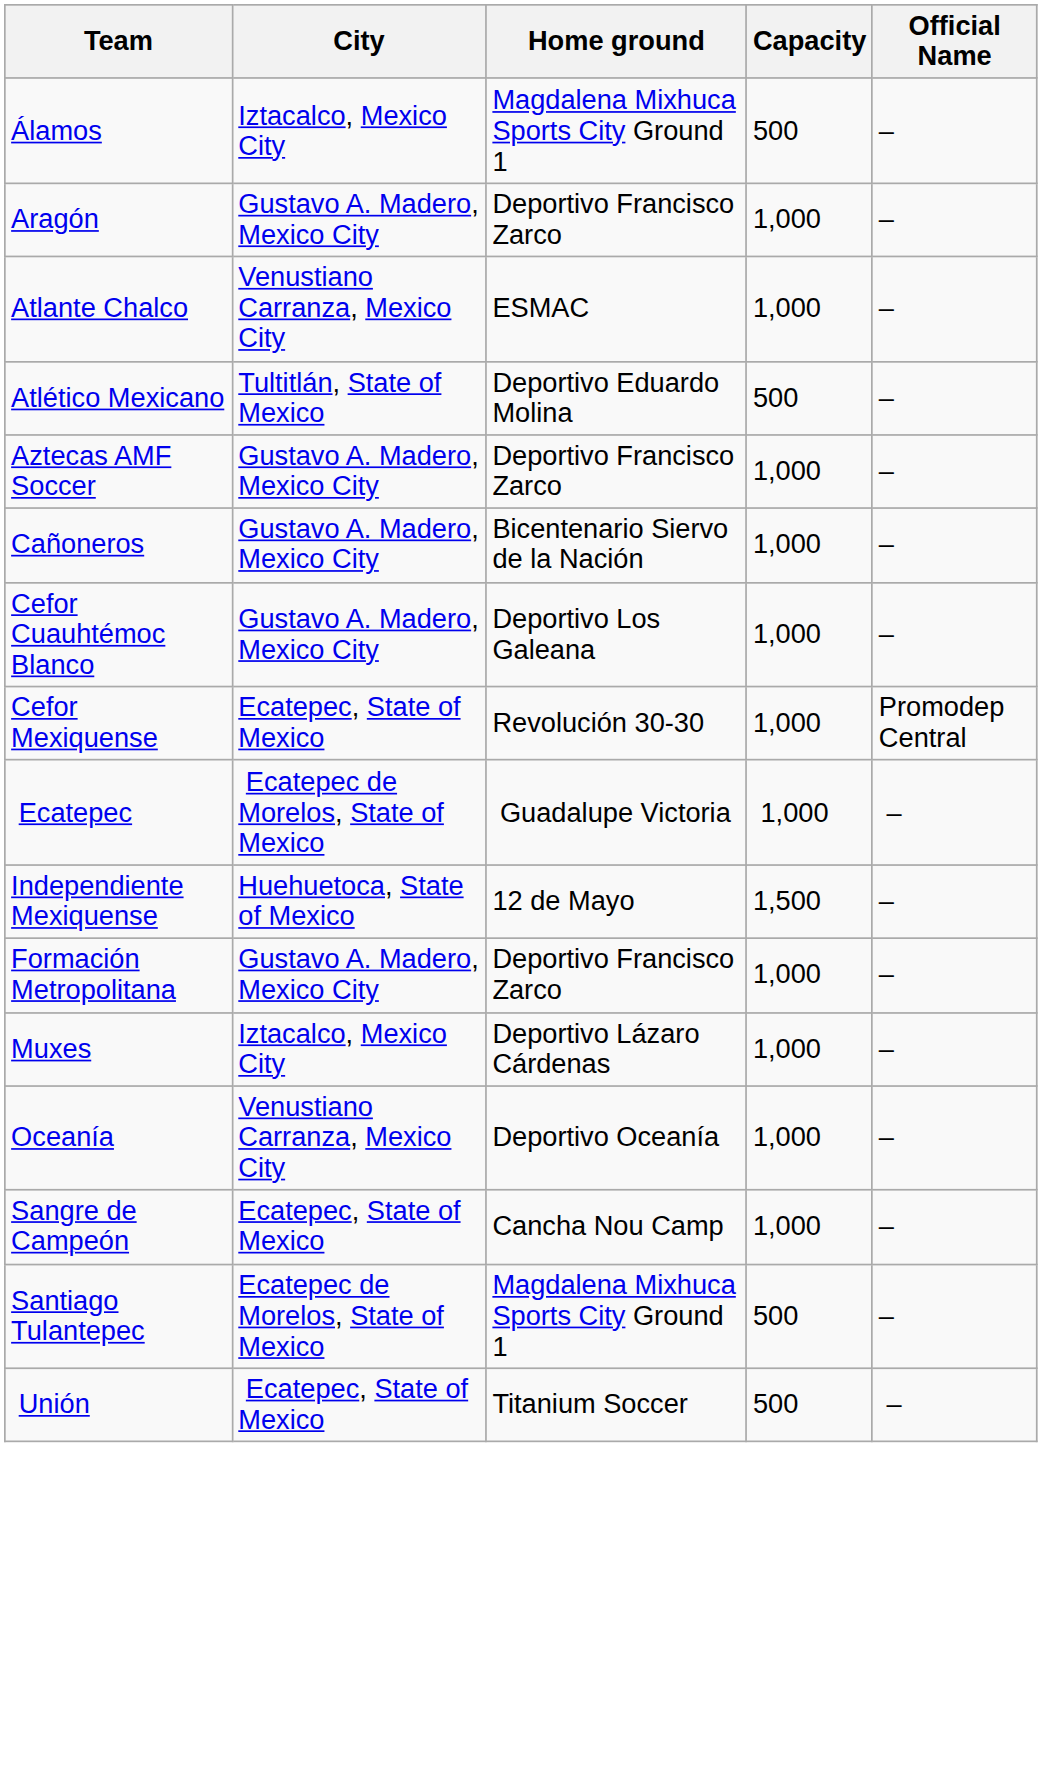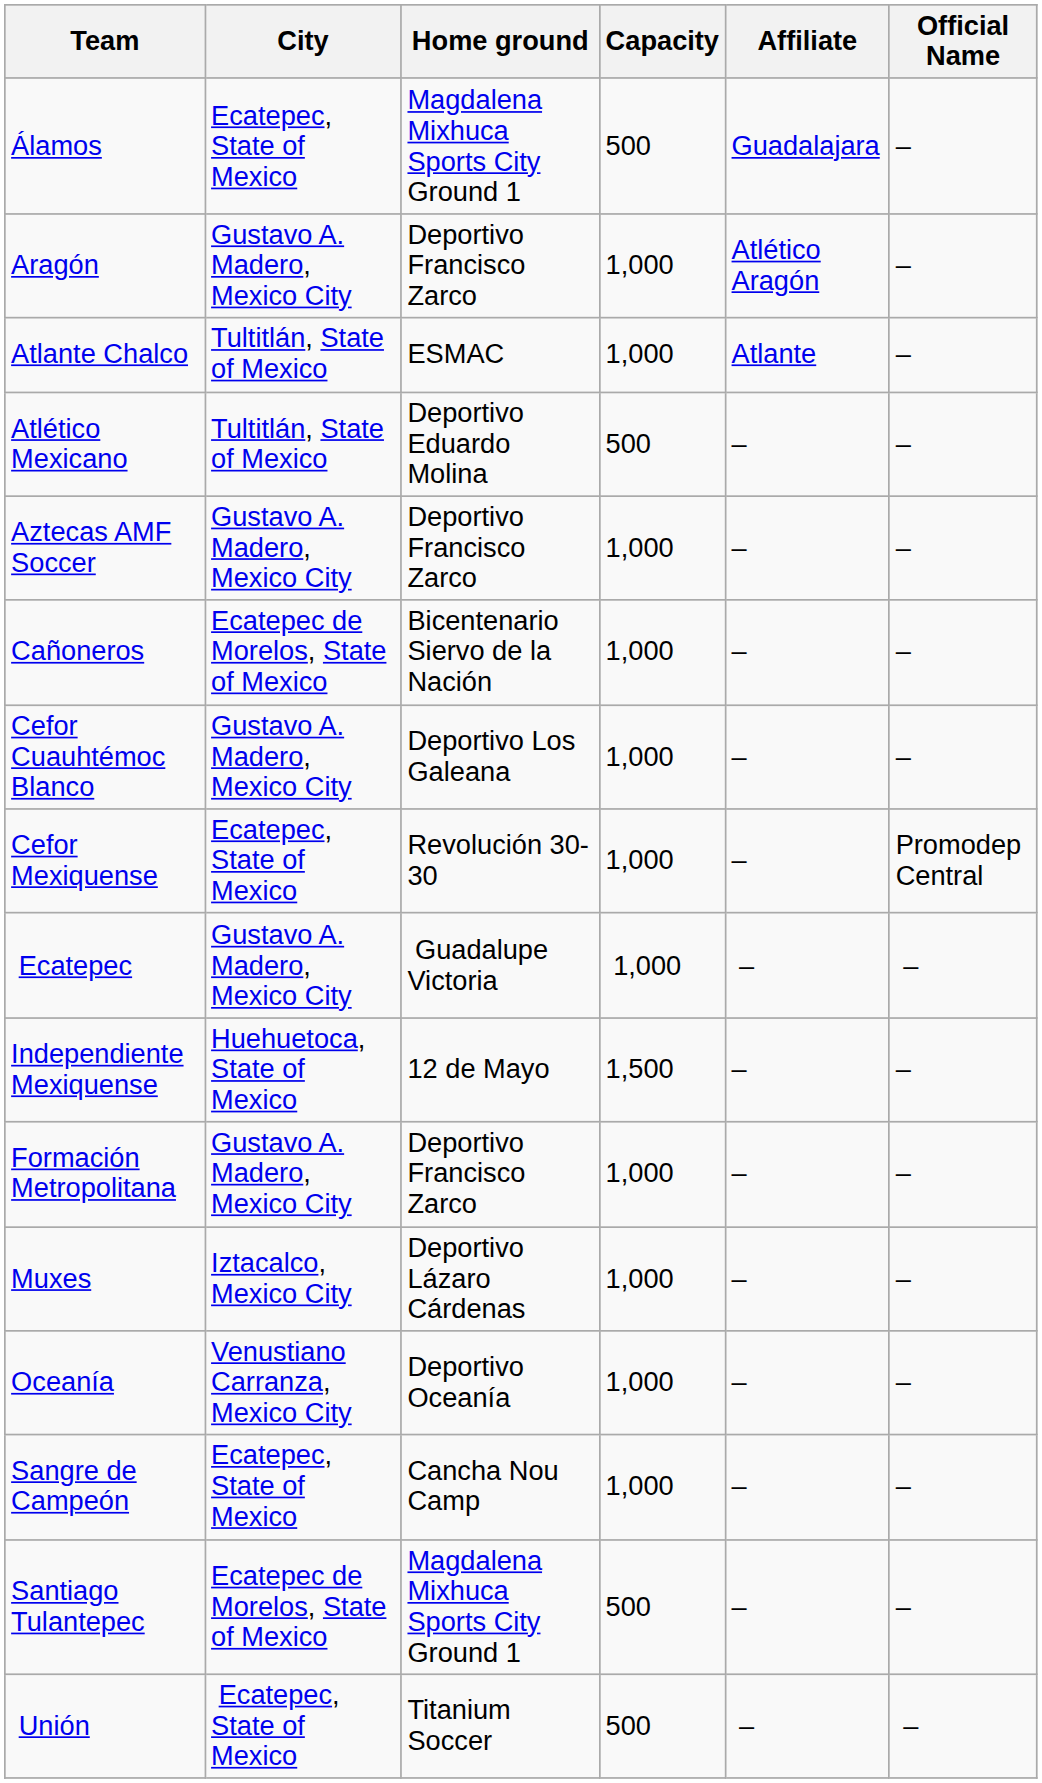+ column: (807, 41)
(343, 130) Iztacalco, Mexico City -> (272, 145) Ecatepec, State of Mexico
(345, 308) Venustiano Carranza, Mexico City -> (298, 354) Tultitlán, State of Mexico
(358, 544) Gustavo A. Madero, Mexico City -> (299, 652) Ecatepec de Morelos, State of Mexico
(341, 812) Ecatepec de Morelos, State of Mexico -> (281, 965) Gustavo A. Madero, Mexico City
